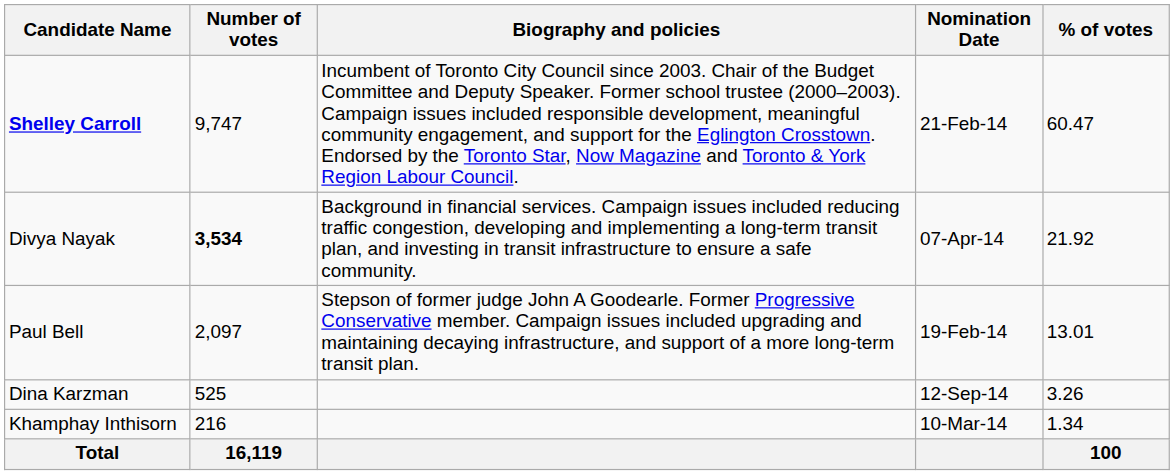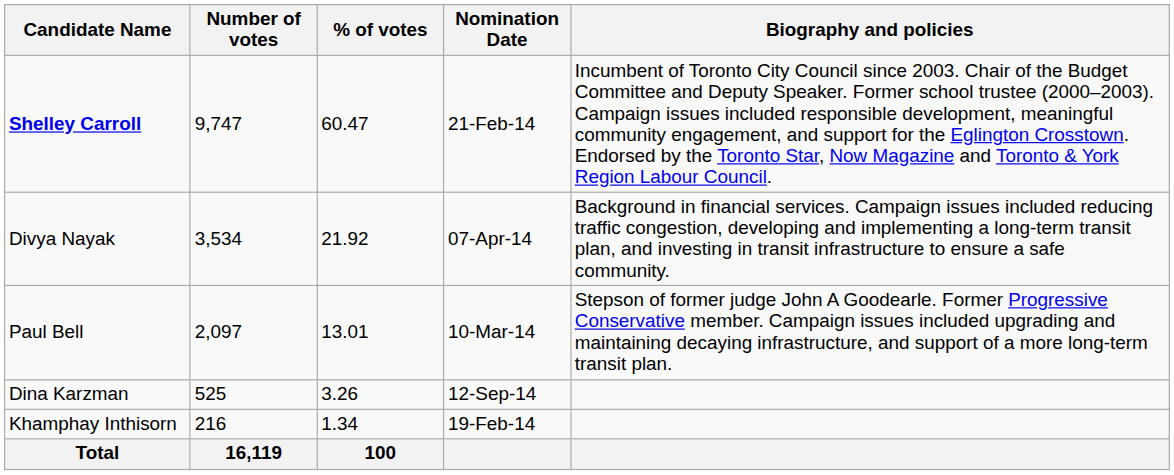columns swapped: (1106, 30) <-> (616, 30)
(218, 238) bold -> (218, 238) normal
(964, 332) 19-Feb-14 -> (492, 332) 10-Mar-14
(964, 424) 10-Mar-14 -> (492, 424) 19-Feb-14
